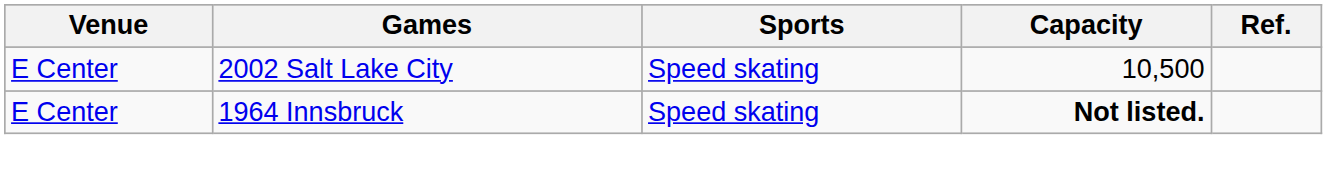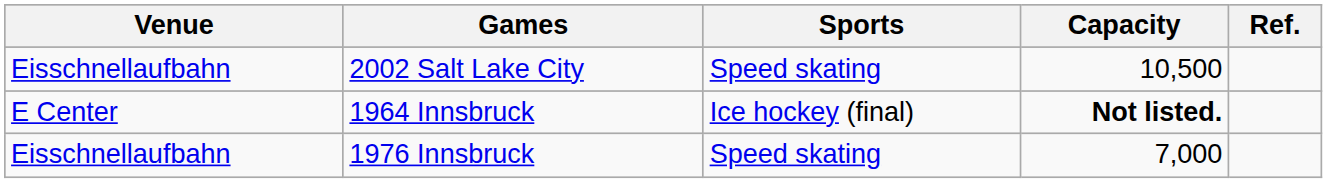(64, 68) E Center -> (121, 68) Eisschnellaufbahn
(734, 111) Speed skating -> (812, 111) Ice hockey (final)
+ row: (442, 154)
